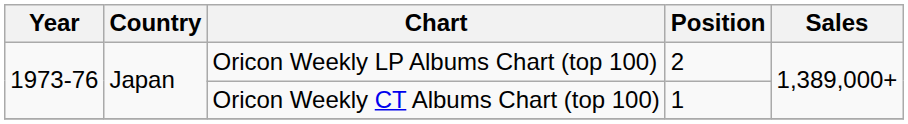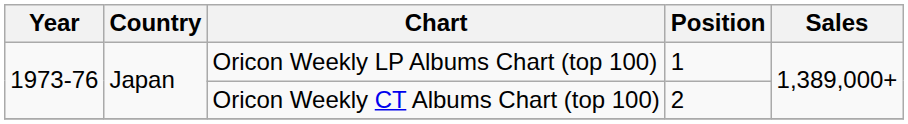(678, 61) 2 -> (678, 61) 1
(678, 99) 1 -> (678, 99) 2
